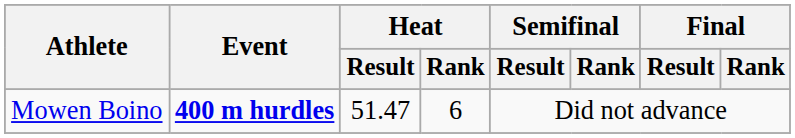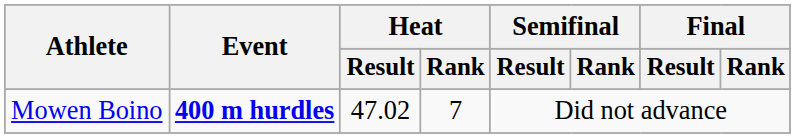(380, 111) 51.47 -> (380, 111) 47.02
(456, 111) 6 -> (456, 111) 7
